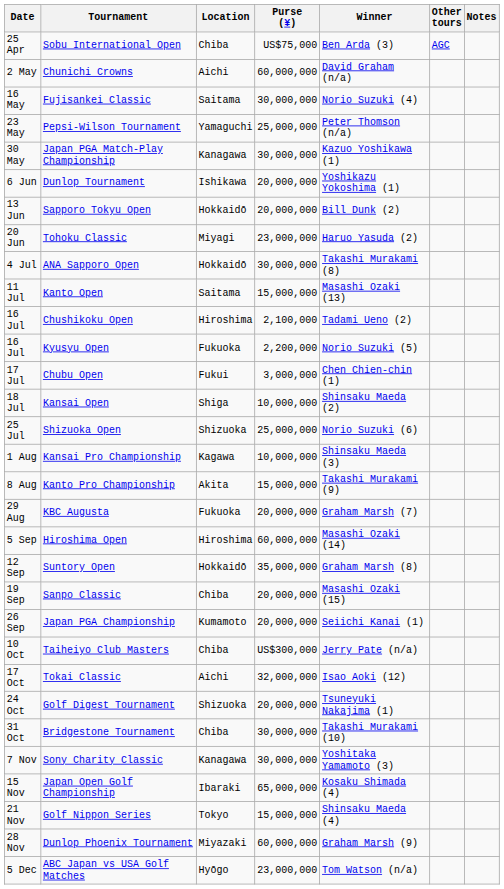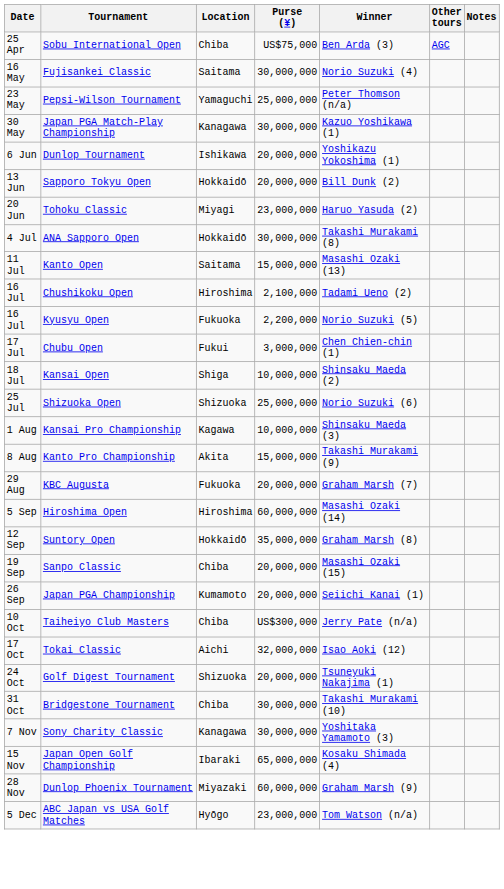- row: (88, 73)
- row: (97, 816)
